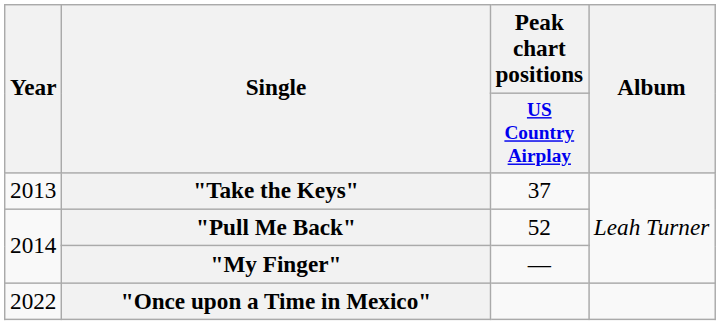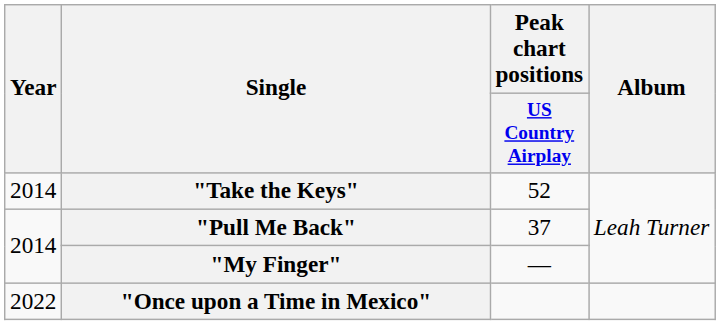(33, 190) 2013 -> (33, 190) 2014
(539, 190) 37 -> (539, 190) 52
(539, 227) 52 -> (539, 227) 37
